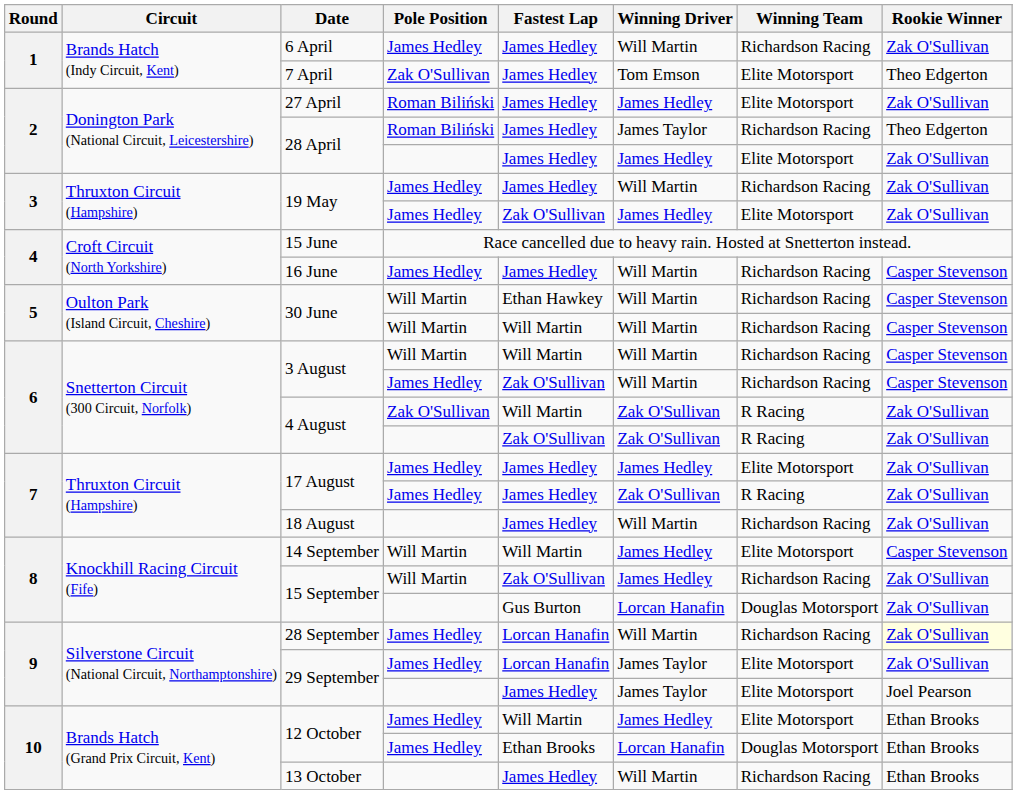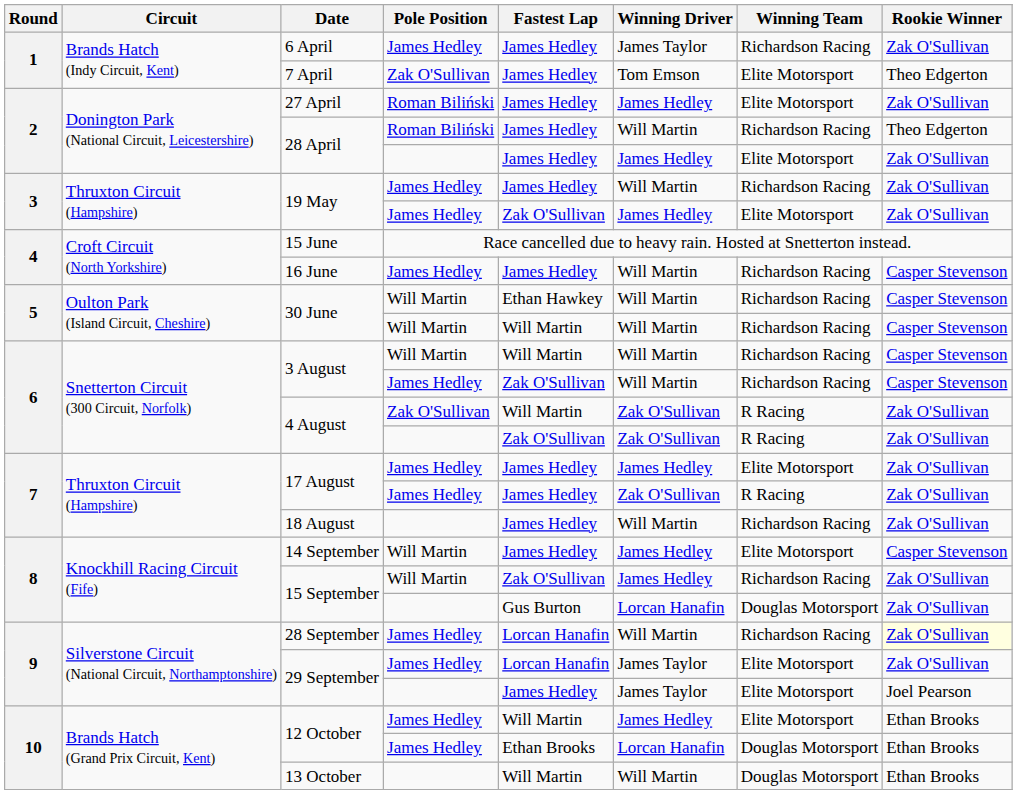(657, 46) Will Martin -> (662, 46) James Taylor
(662, 130) James Taylor -> (657, 130) Will Martin
(542, 551) Will Martin -> (550, 551) James Hedley
(550, 775) James Hedley -> (542, 775) Will Martin
(806, 775) Richardson Racing -> (809, 775) Douglas Motorsport
